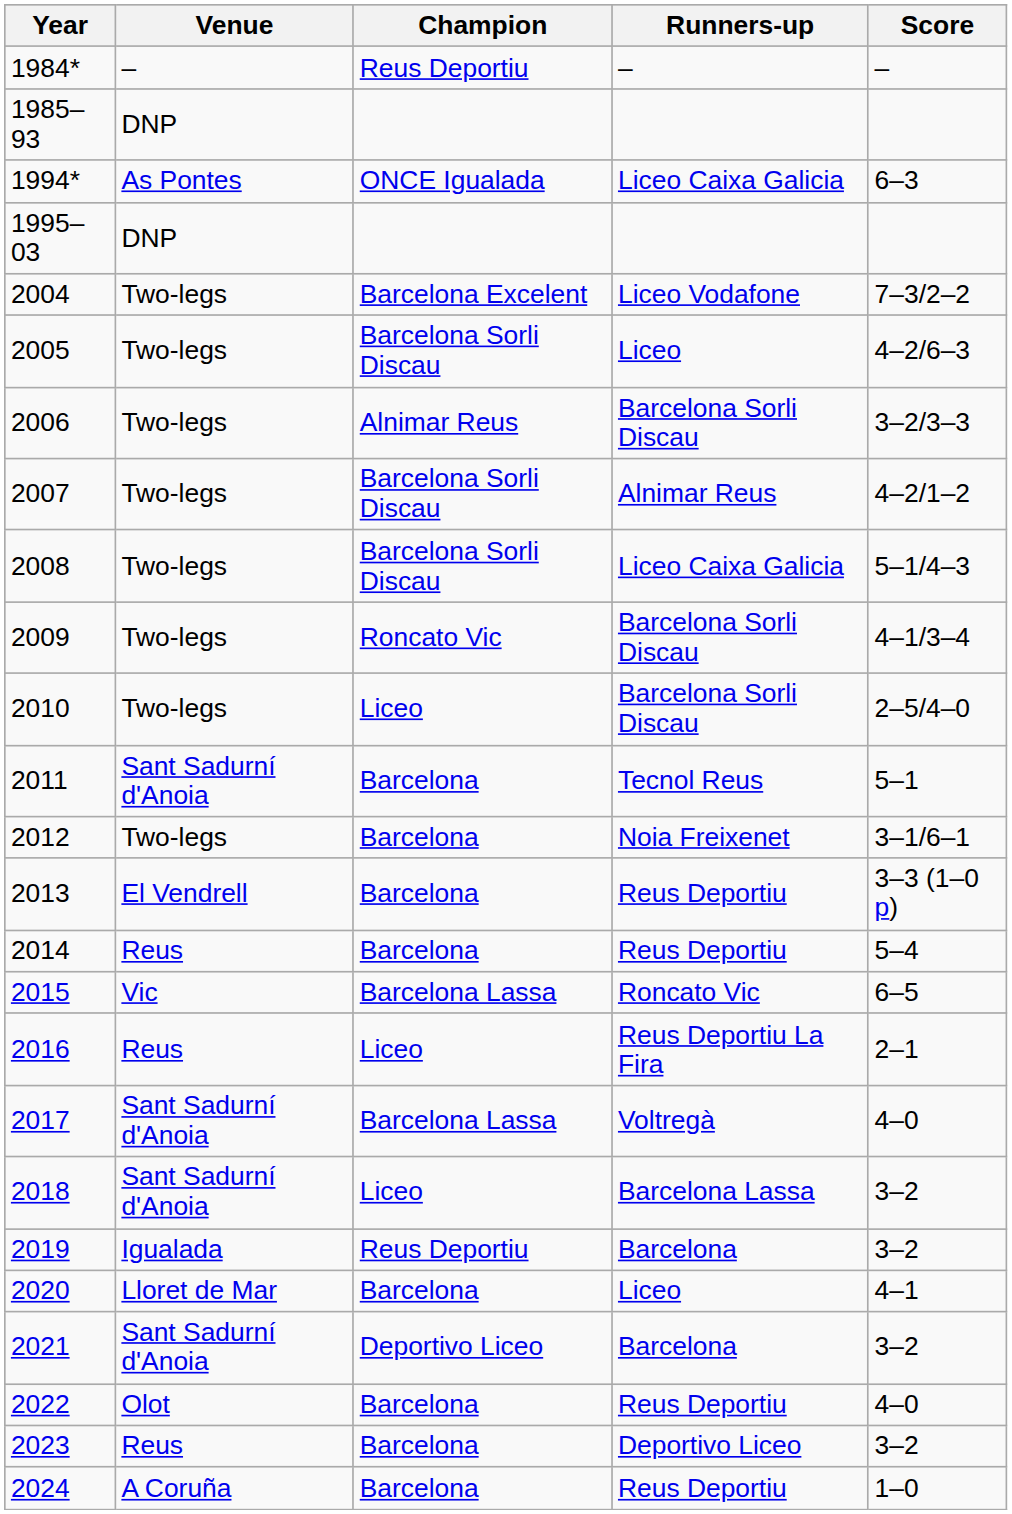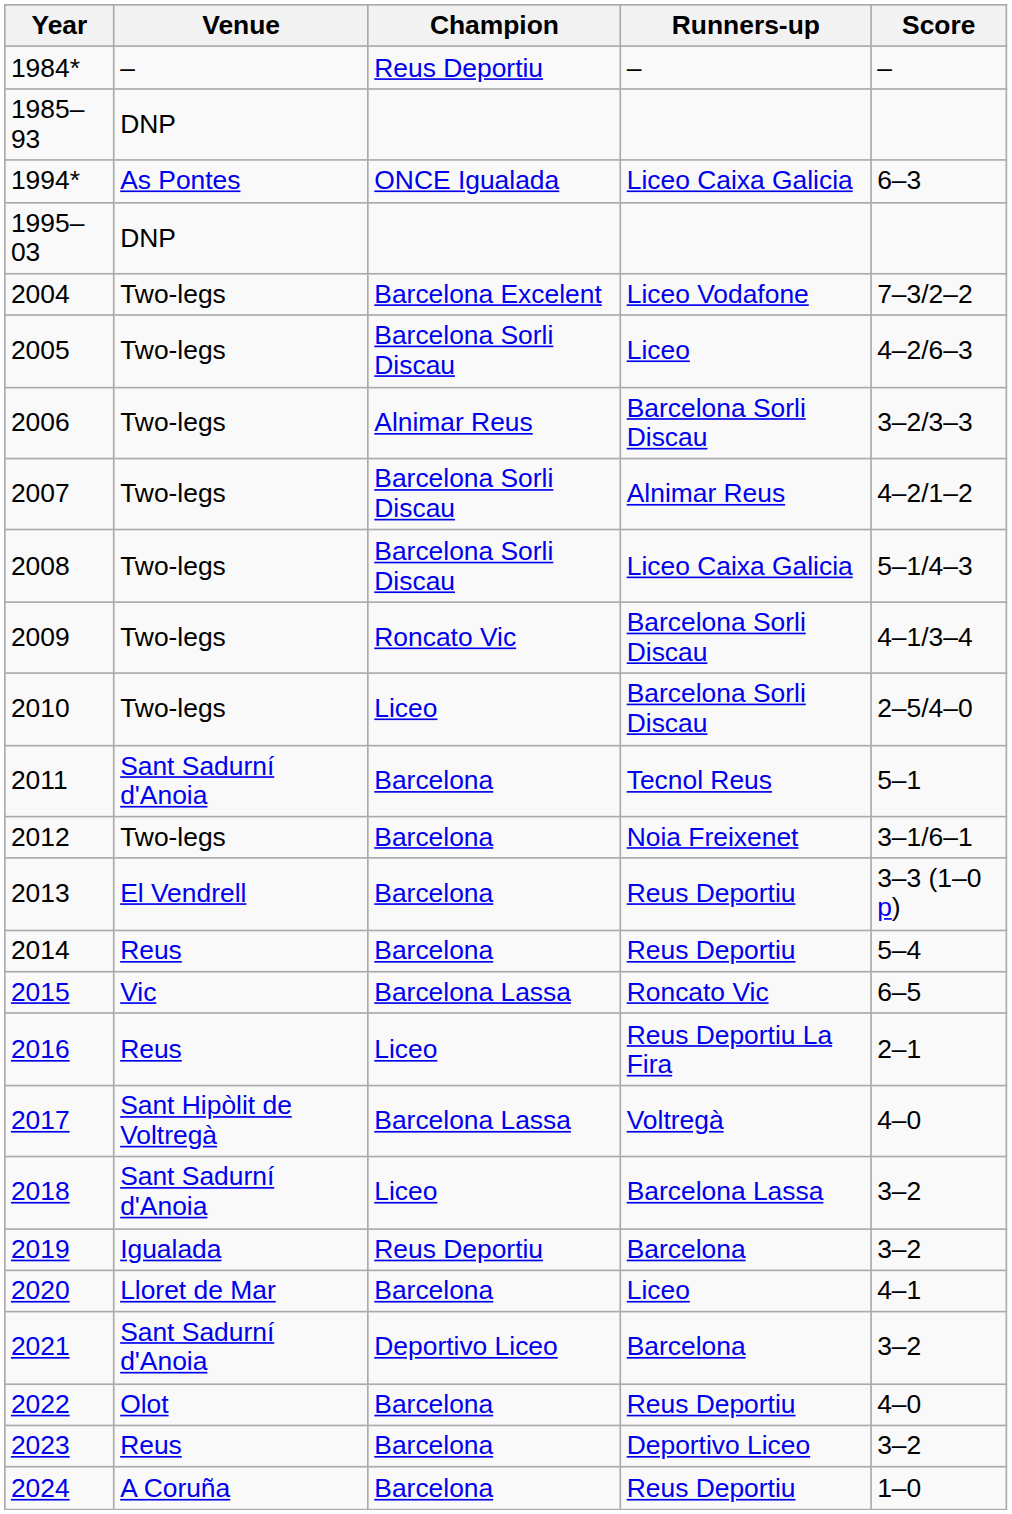(198, 1120) Sant Sadurní d'Anoia -> (206, 1120) Sant Hipòlit de Voltregà
